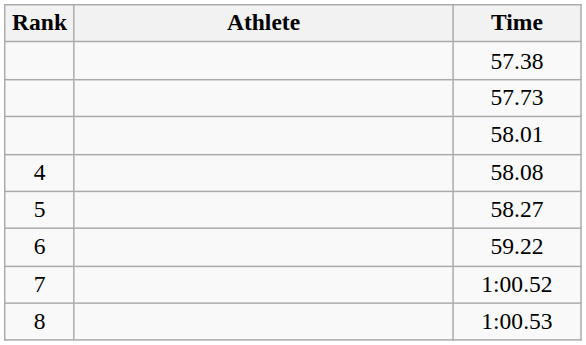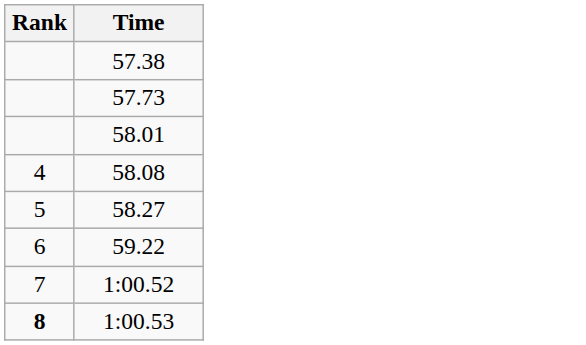- column: (264, 23)
(40, 321) normal -> (40, 321) bold
